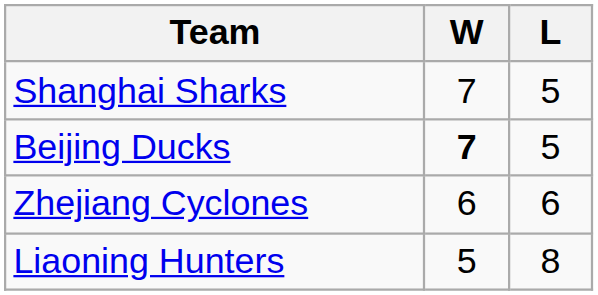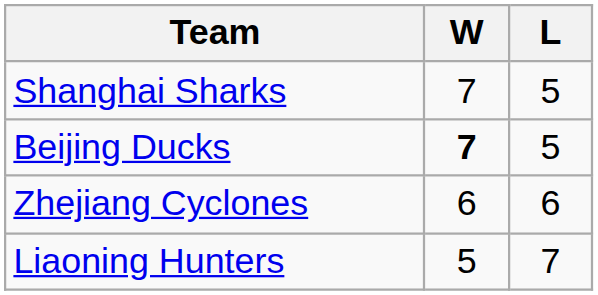(550, 260) 8 -> (550, 260) 7
